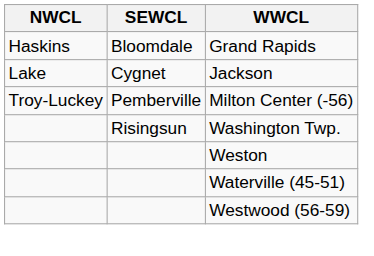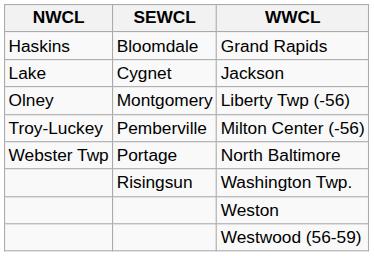+ row: (285, 100)
+ row: (281, 155)
- row: (277, 182)
